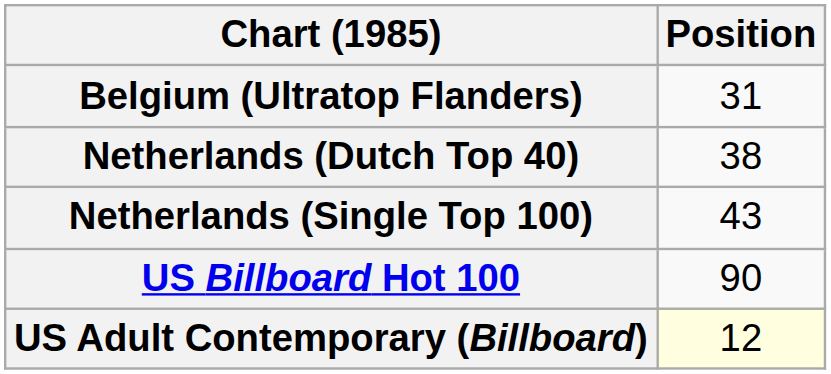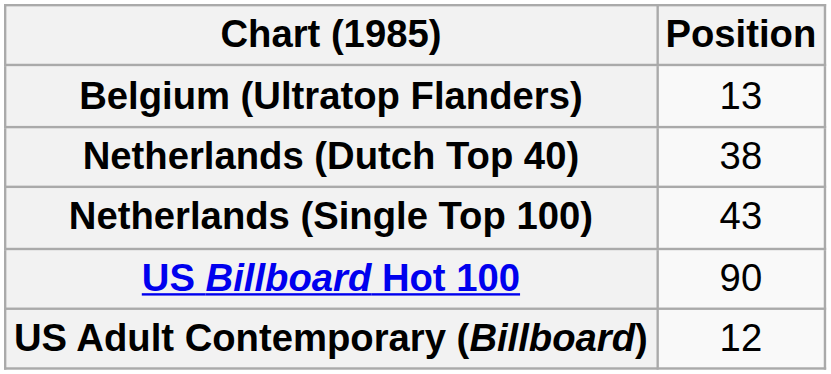(741, 95) 31 -> (741, 95) 13
(741, 338) lightyellow background -> (741, 338) no background
